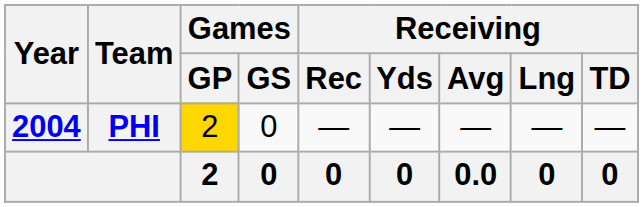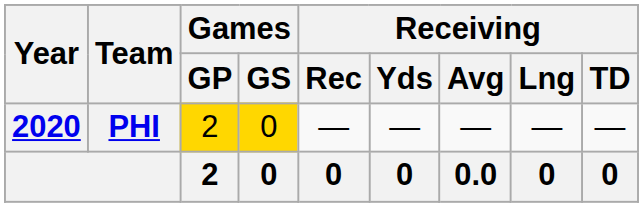(46, 126) 2004 -> (46, 126) 2020
(269, 126) no background -> (269, 126) gold background
